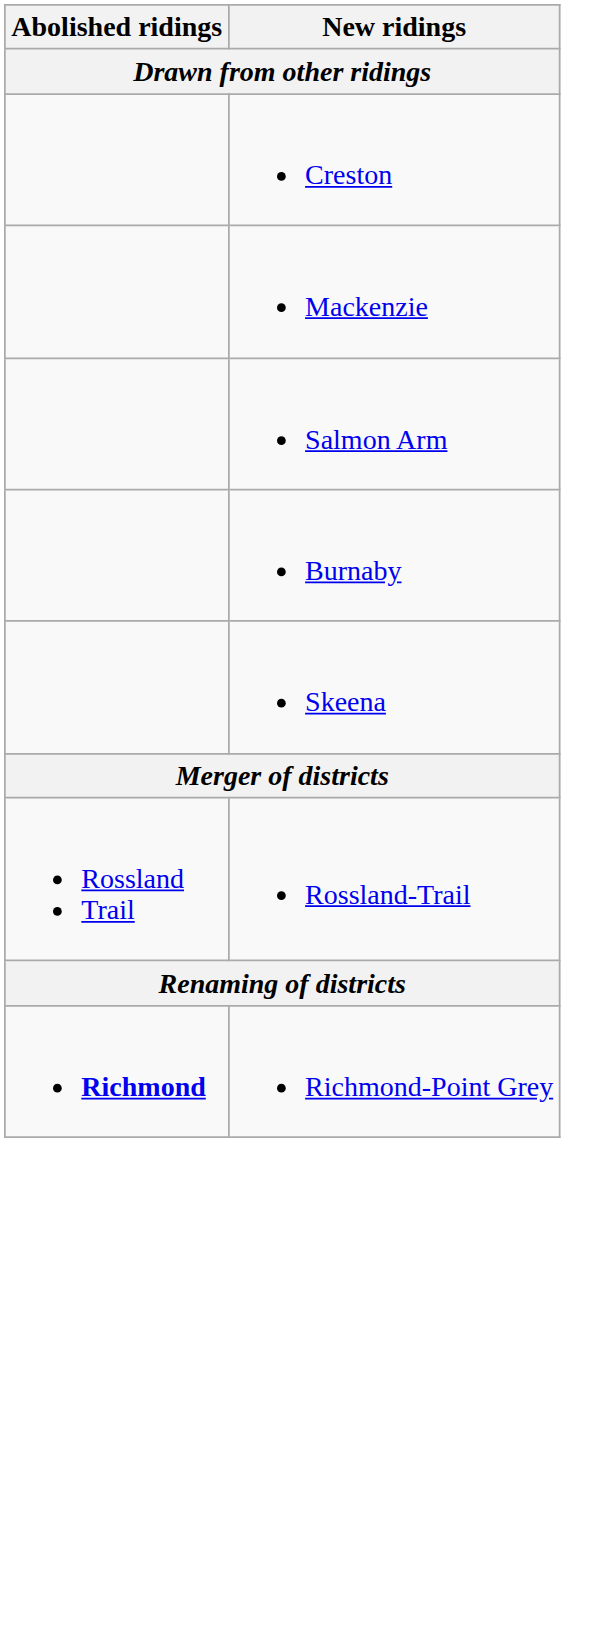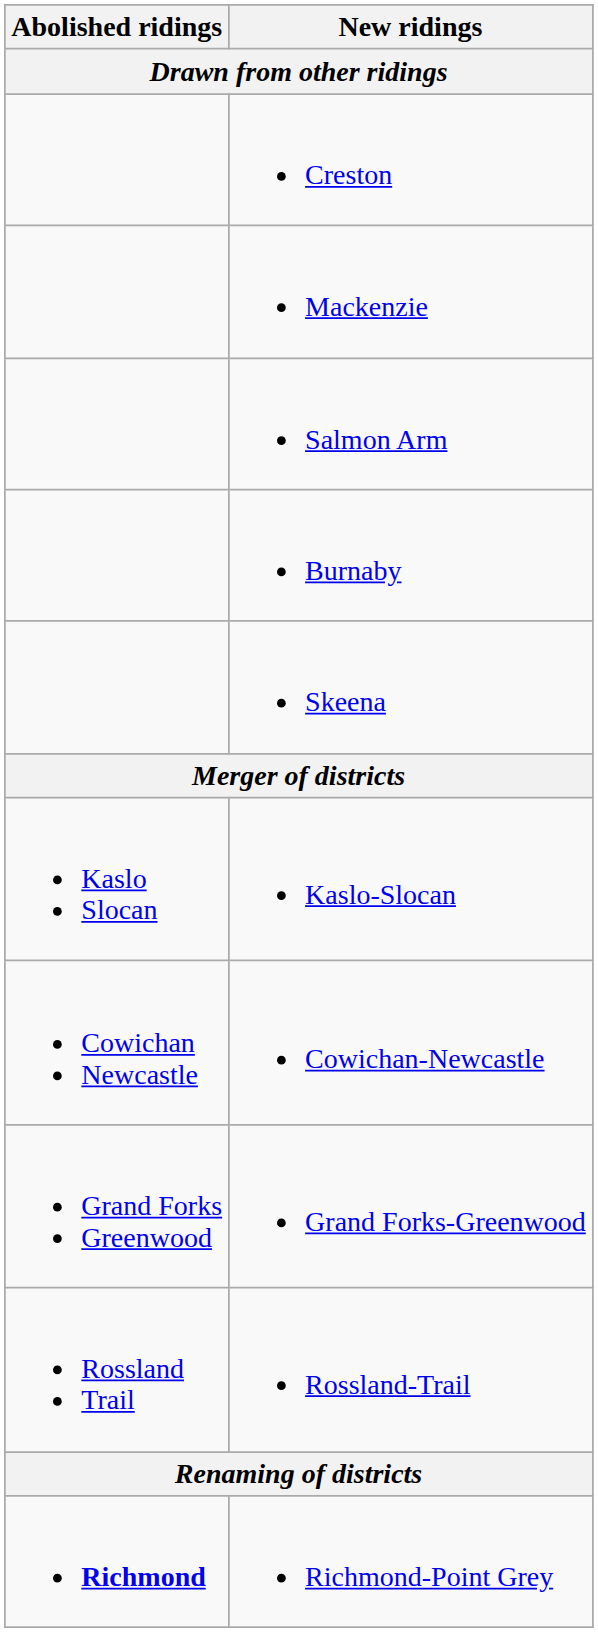+ row: (410, 895)
+ row: (410, 1058)
+ row: (410, 1222)
